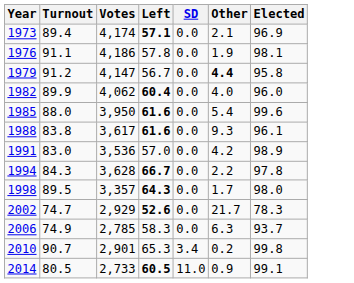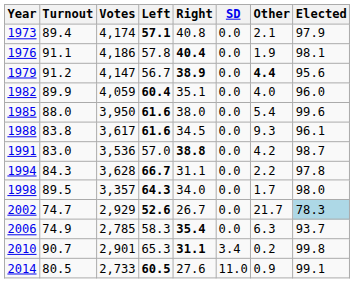+ column: (195, 15)
(268, 34) 96.9 -> (310, 34) 97.9
(268, 73) 95.8 -> (310, 73) 95.6
(117, 93) 4,062 -> (117, 93) 4,059
(268, 151) 98.9 -> (310, 151) 98.7
(268, 210) no background -> (310, 210) lightblue background
